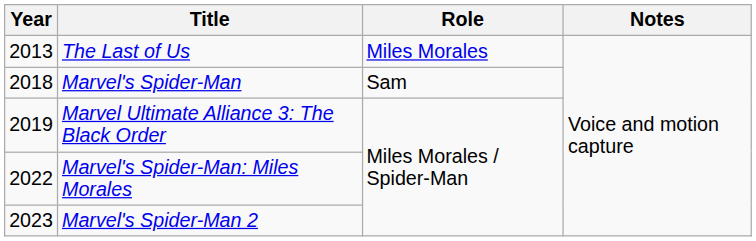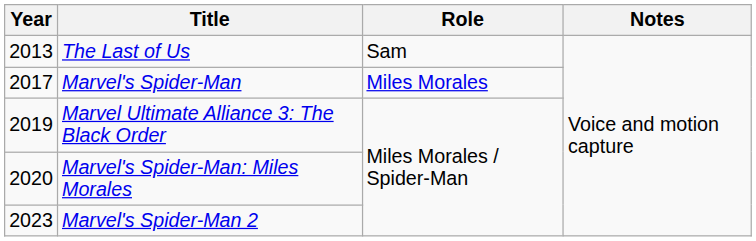(427, 51) Miles Morales -> (387, 51) Sam
(31, 82) 2018 -> (31, 82) 2017
(387, 82) Sam -> (427, 82) Miles Morales
(31, 178) 2022 -> (31, 178) 2020
